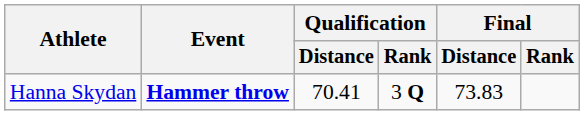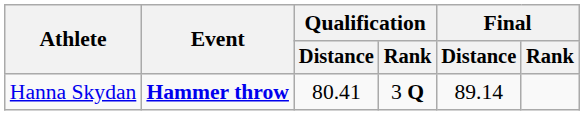(336, 92) 70.41 -> (336, 92) 80.41
(479, 92) 73.83 -> (479, 92) 89.14
